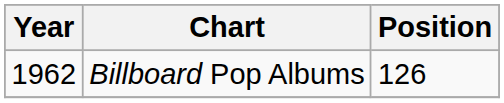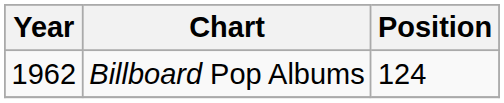(402, 73) 126 -> (402, 73) 124
